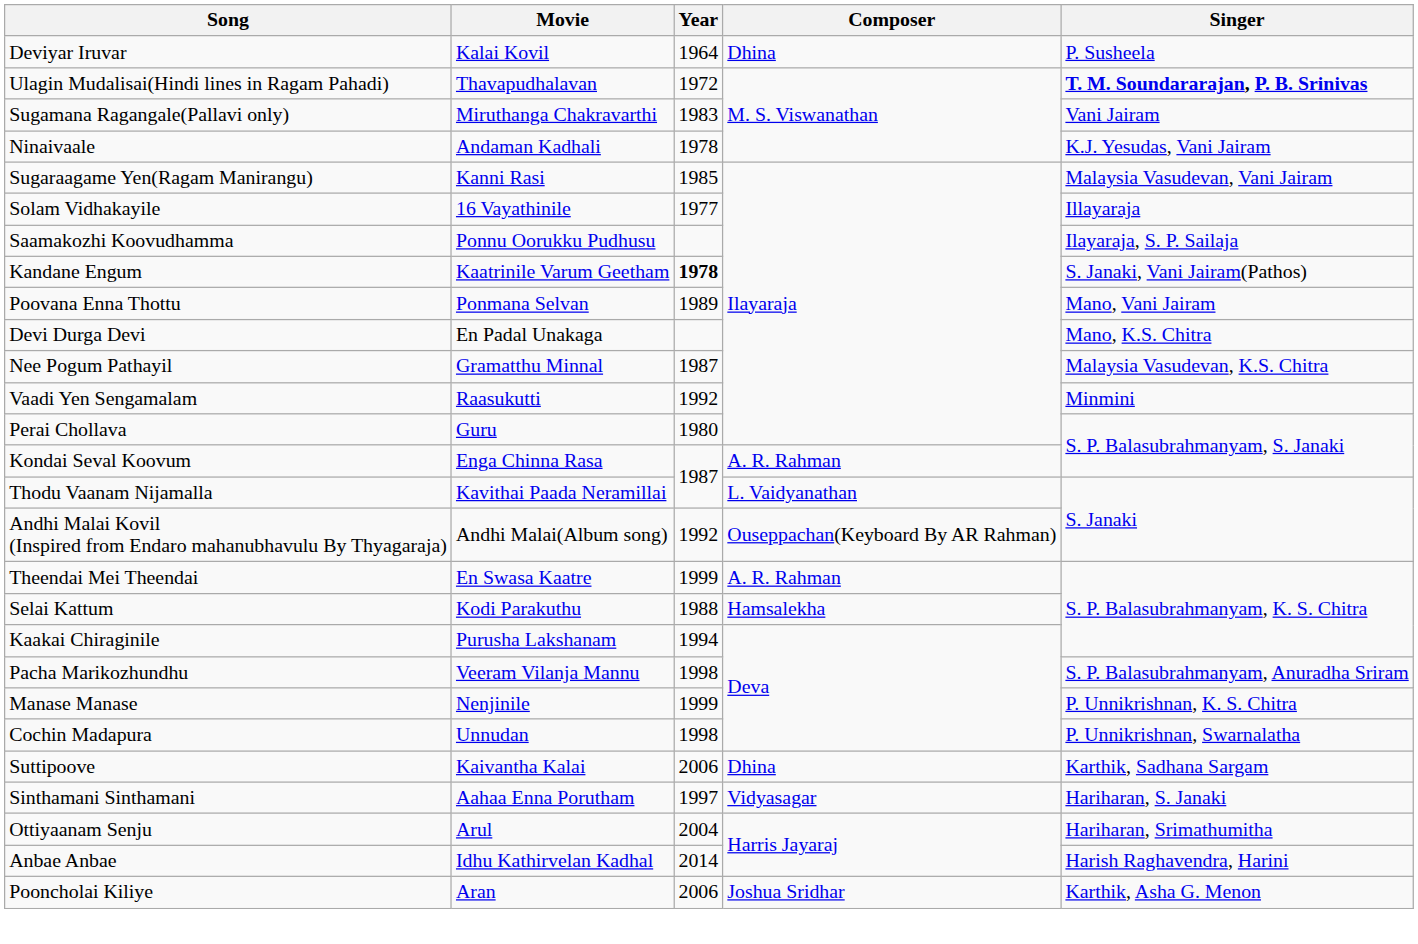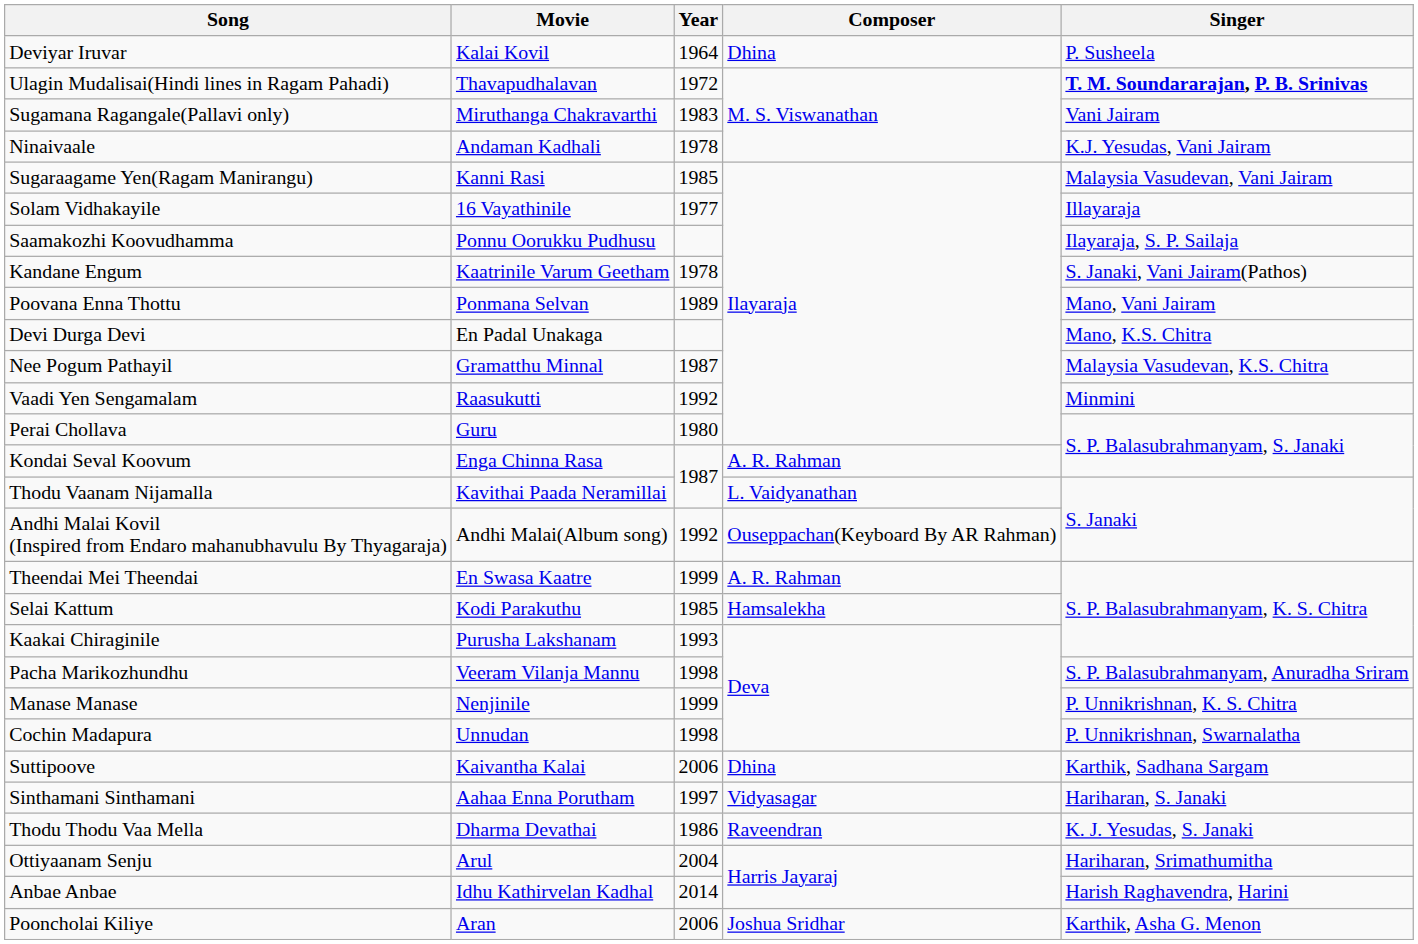(698, 271) bold -> (698, 271) normal
(698, 608) 1988 -> (698, 608) 1985
(698, 640) 1994 -> (698, 640) 1993
+ row: (106, 829)
